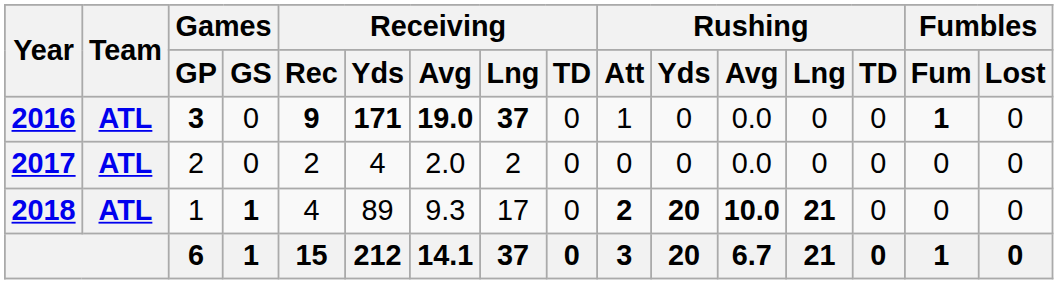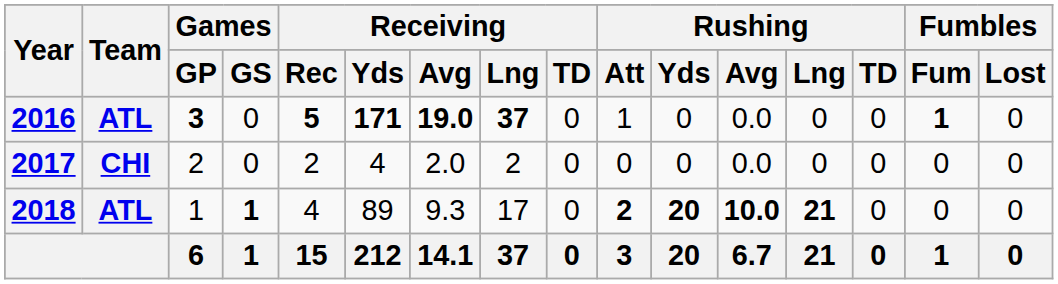(311, 118) 9 -> (311, 118) 5
(125, 164) ATL -> (125, 164) CHI
